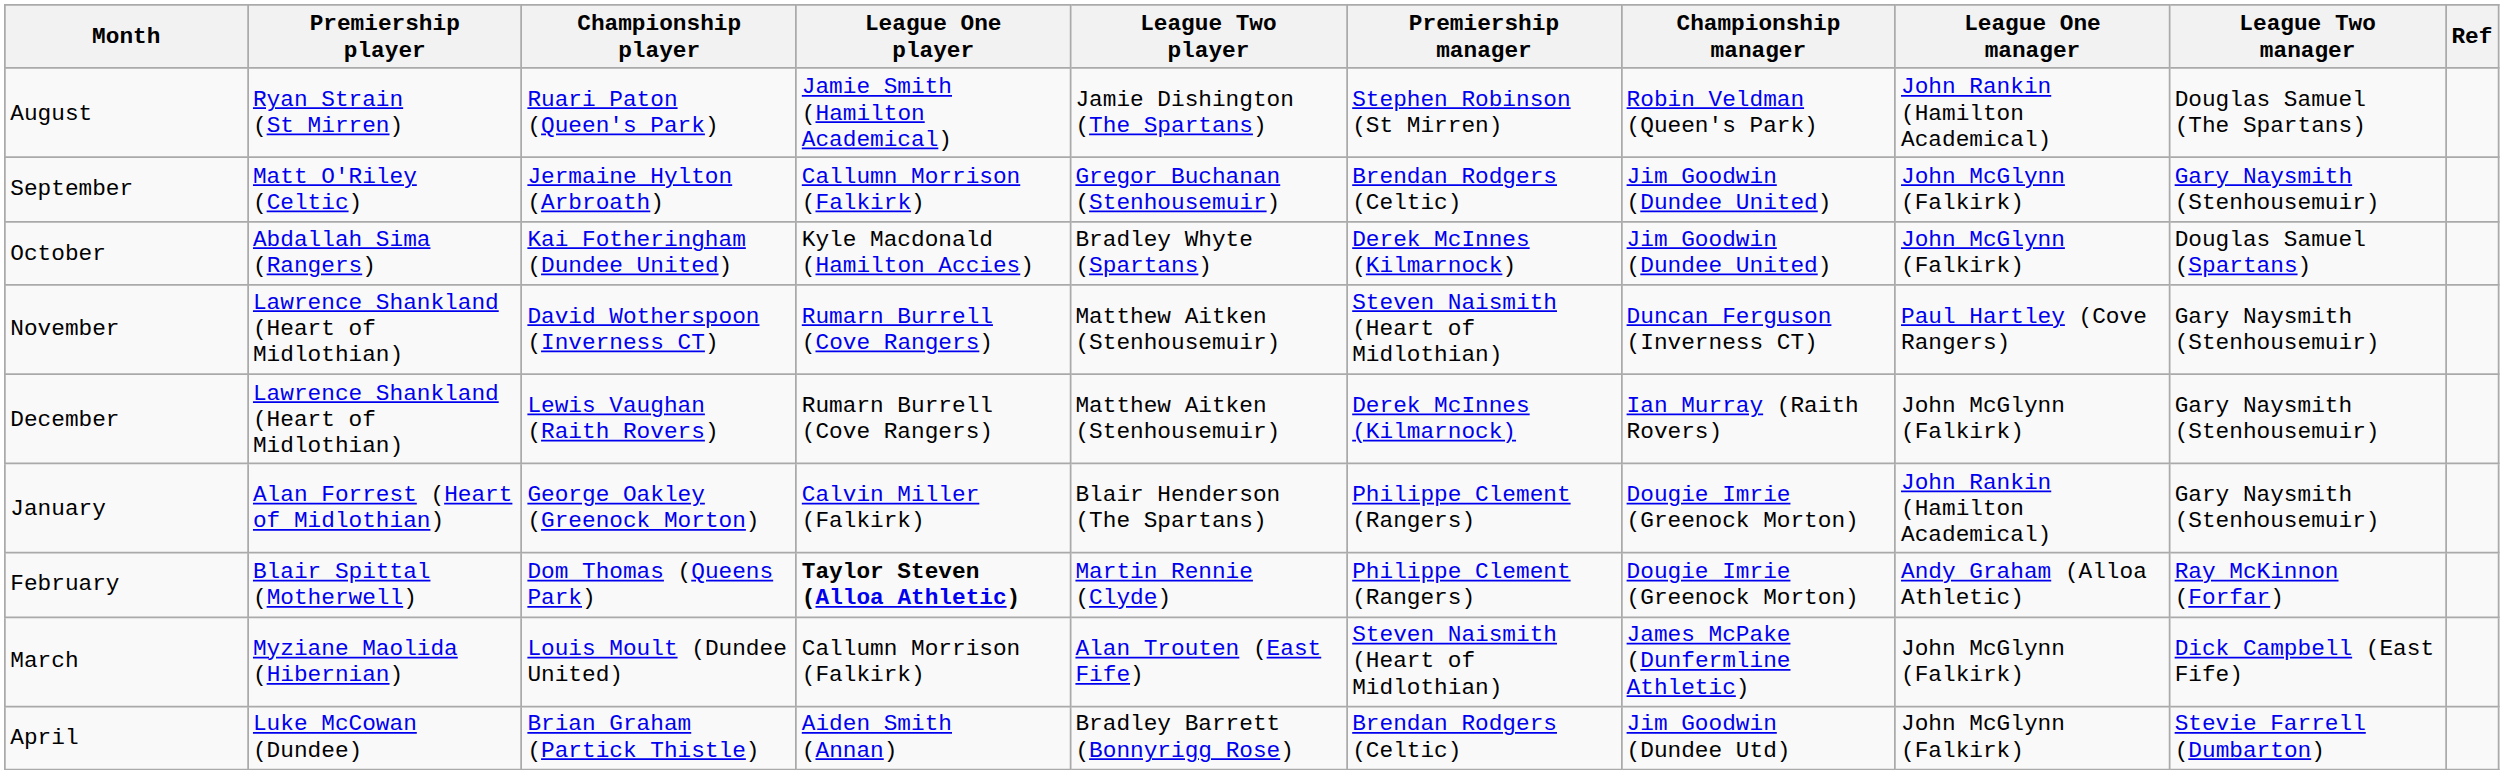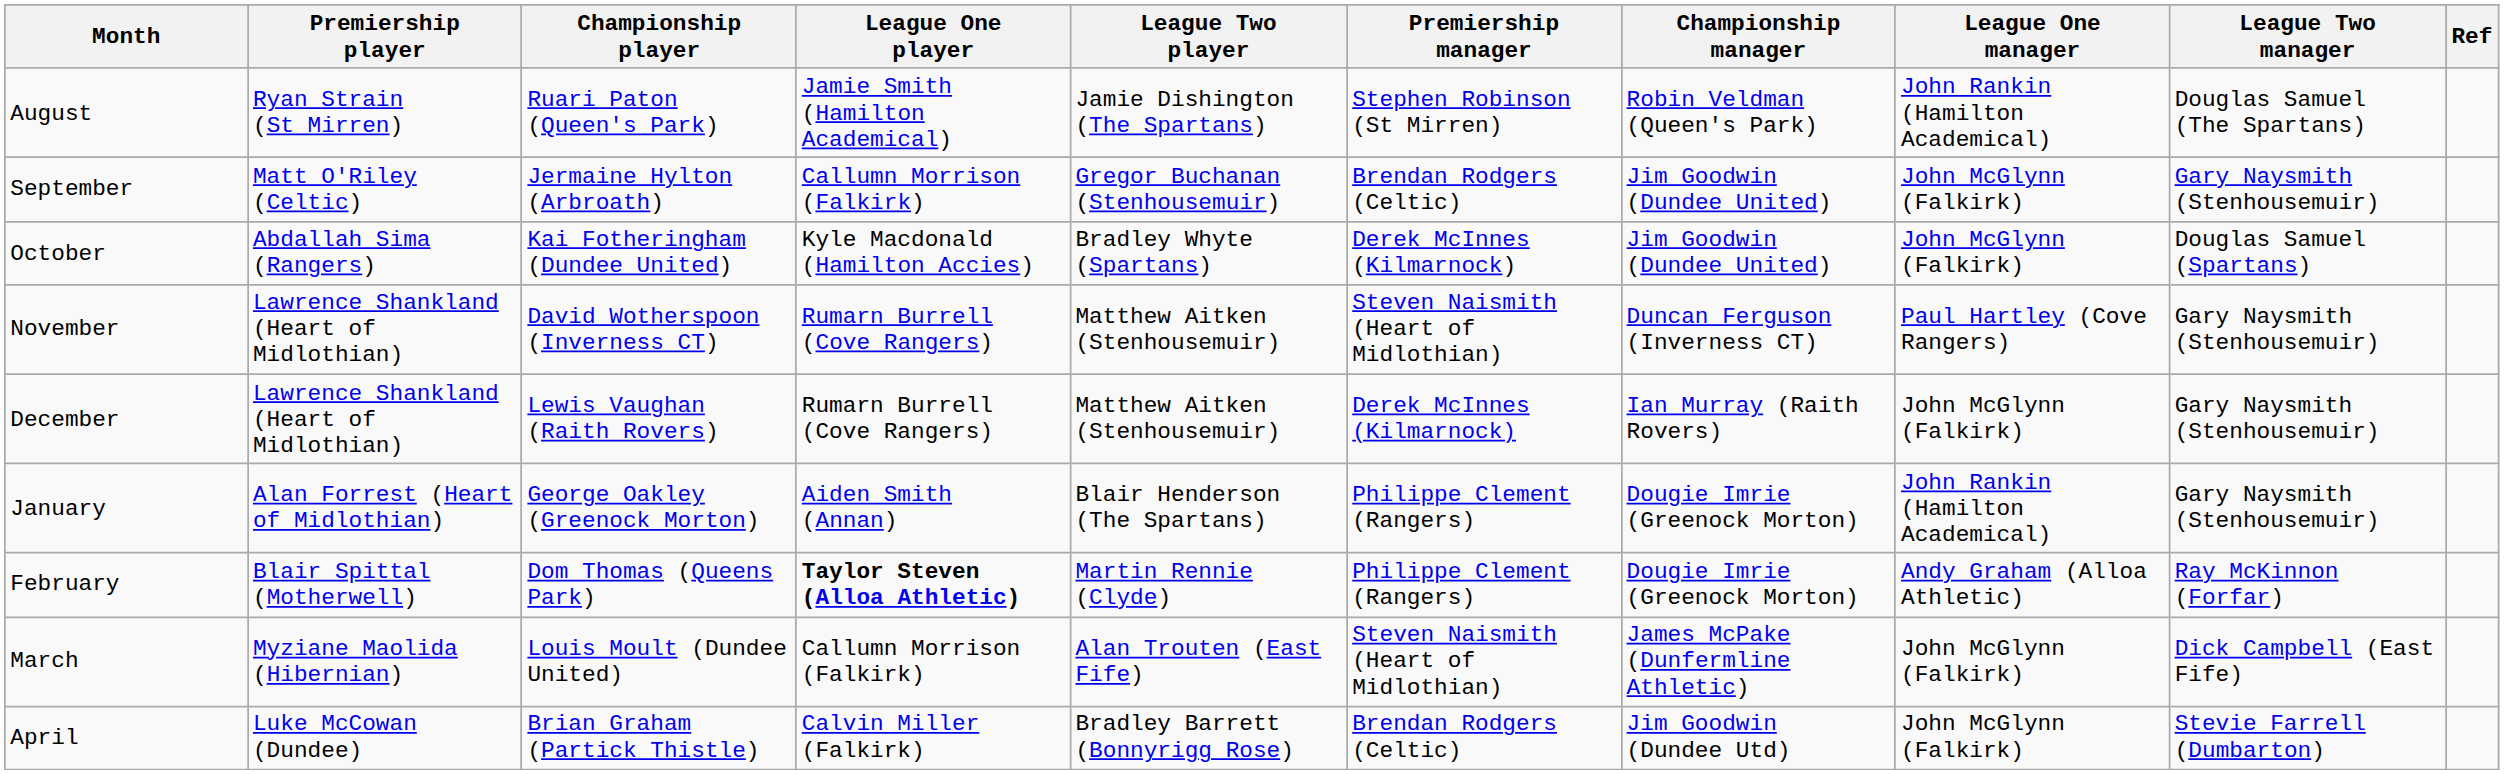(891, 508) Calvin Miller (Falkirk) -> (877, 508) Aiden Smith (Annan)
(877, 738) Aiden Smith (Annan) -> (891, 738) Calvin Miller (Falkirk)
